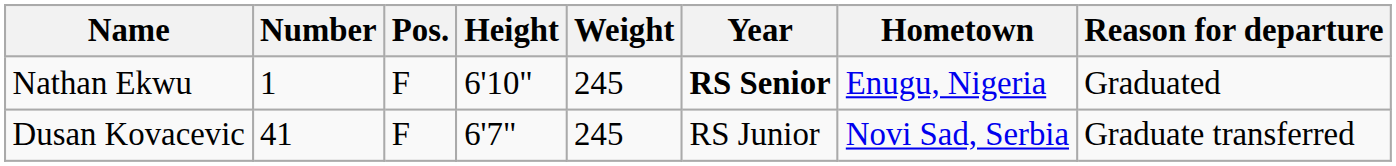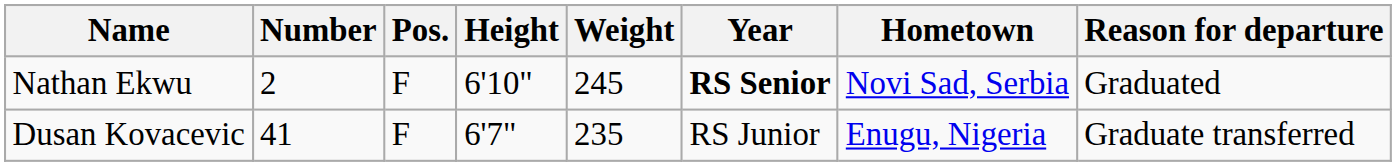(268, 82) 1 -> (268, 82) 2
(946, 82) Enugu, Nigeria -> (957, 82) Novi Sad, Serbia
(599, 134) 245 -> (599, 134) 235
(957, 134) Novi Sad, Serbia -> (946, 134) Enugu, Nigeria
